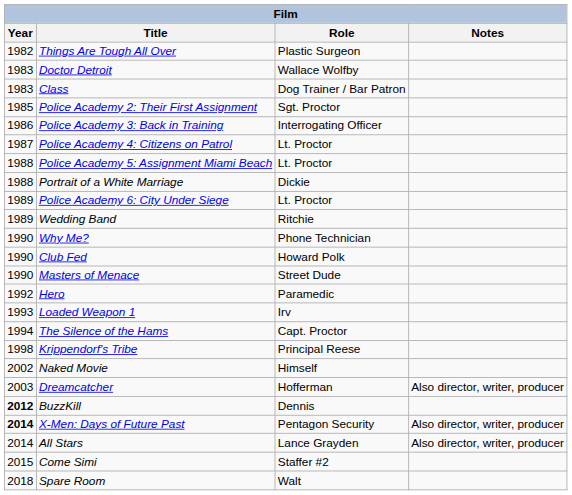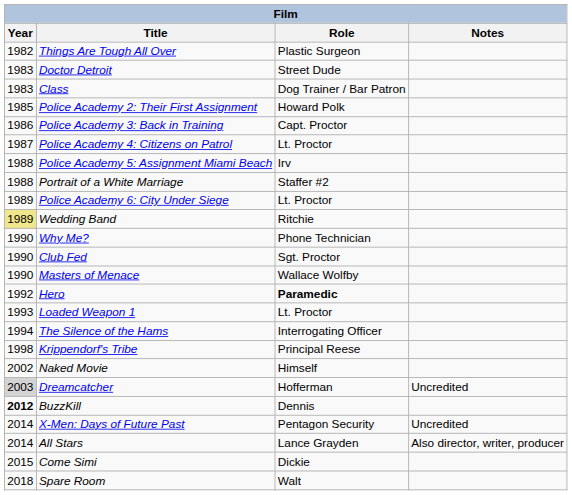(318, 70) Wallace Wolfby -> (309, 70) Street Dude
(309, 107) Sgt. Proctor -> (311, 107) Howard Polk
(330, 126) Interrogating Officer -> (313, 126) Capt. Proctor
(305, 163) Lt. Proctor -> (284, 163) Irv
(294, 182) Dickie -> (303, 182) Staffer #2
(20, 219) no background -> (20, 219) khaki background
(311, 257) Howard Polk -> (309, 257) Sgt. Proctor
(309, 275) Street Dude -> (318, 275) Wallace Wolfby
(306, 294) normal -> (308, 294) bold
(284, 313) Irv -> (305, 313) Lt. Proctor
(313, 331) Capt. Proctor -> (330, 331) Interrogating Officer
(20, 387) no background -> (20, 387) lightgrey background
(488, 387) Also director, writer, producer -> (440, 387) Uncredited
(20, 425) bold -> (20, 425) normal
(488, 425) Also director, writer, producer -> (440, 425) Uncredited
(303, 462) Staffer #2 -> (294, 462) Dickie
